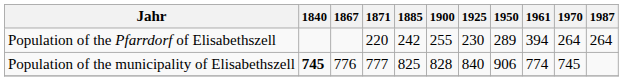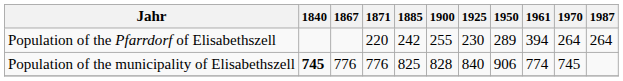(377, 64) 777 -> (377, 64) 776
